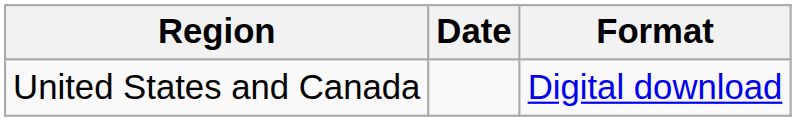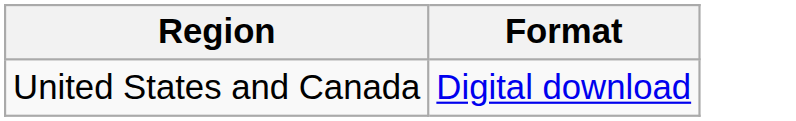- column: (474, 32)
